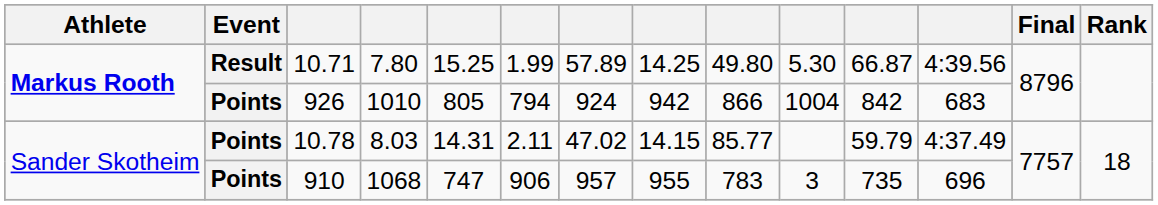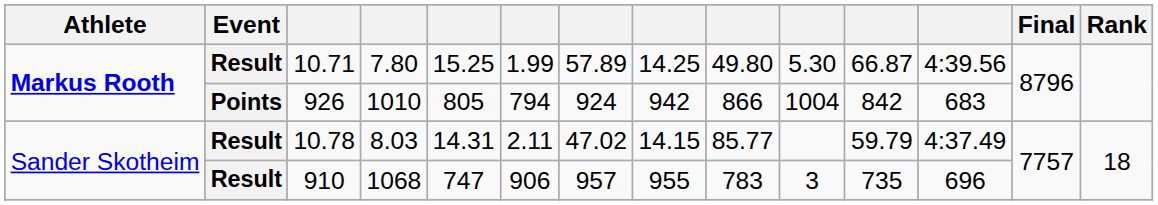(246, 141) Points -> (246, 141) Result
(246, 180) Points -> (246, 180) Result
